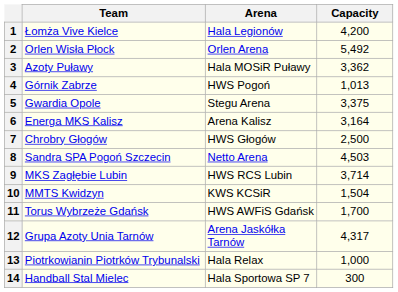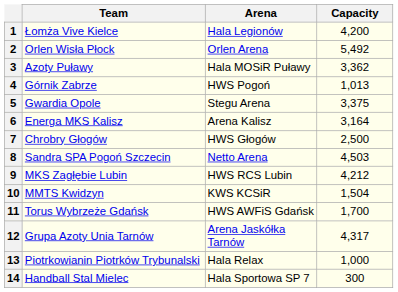(355, 175) 3,714 -> (355, 175) 4,212
